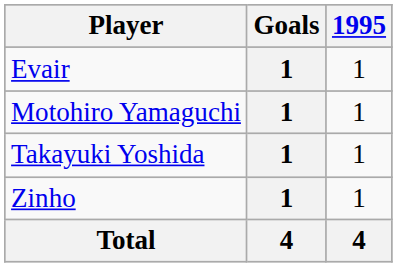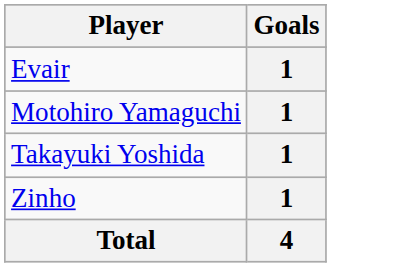- column: (359, 25)
